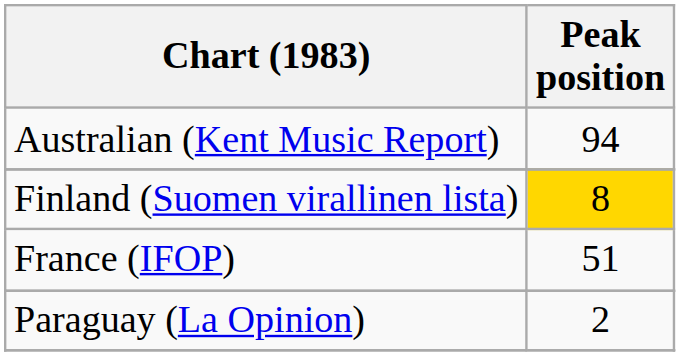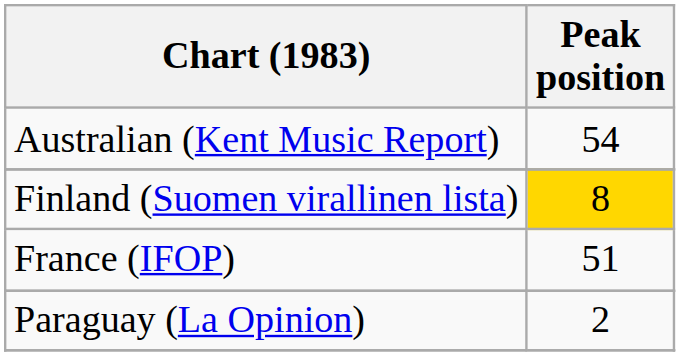(601, 137) 94 -> (601, 137) 54
